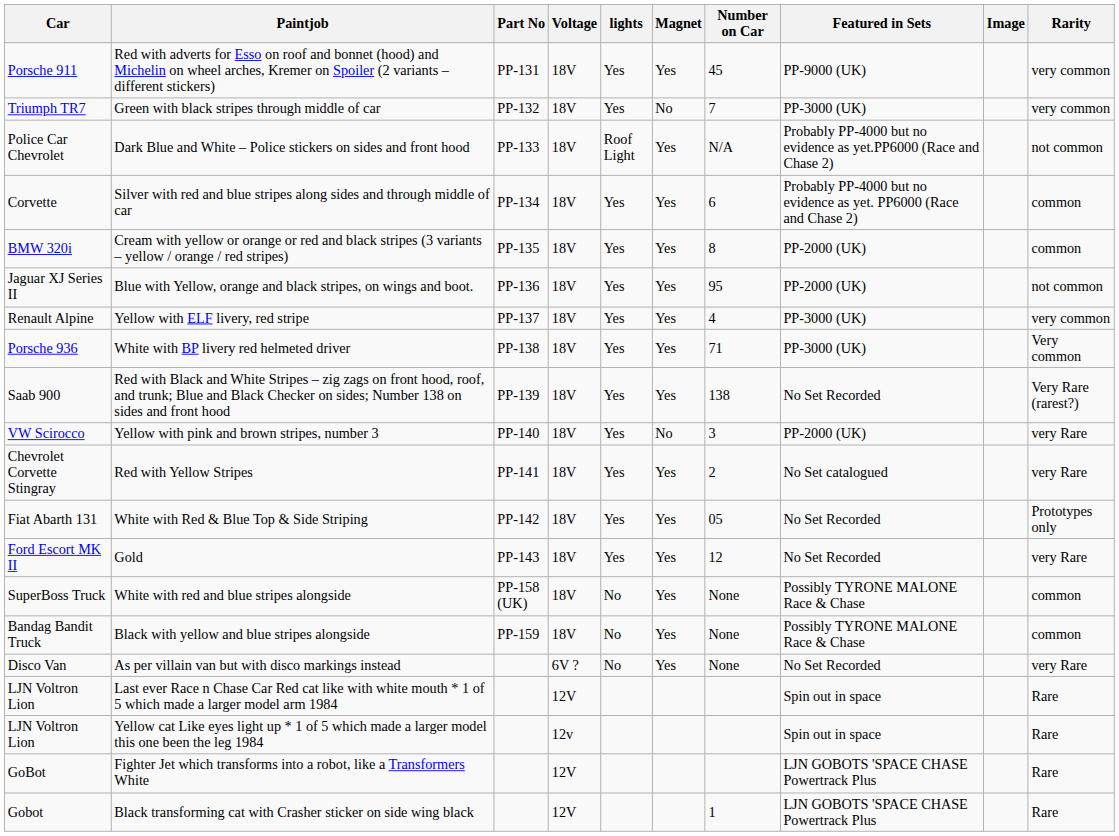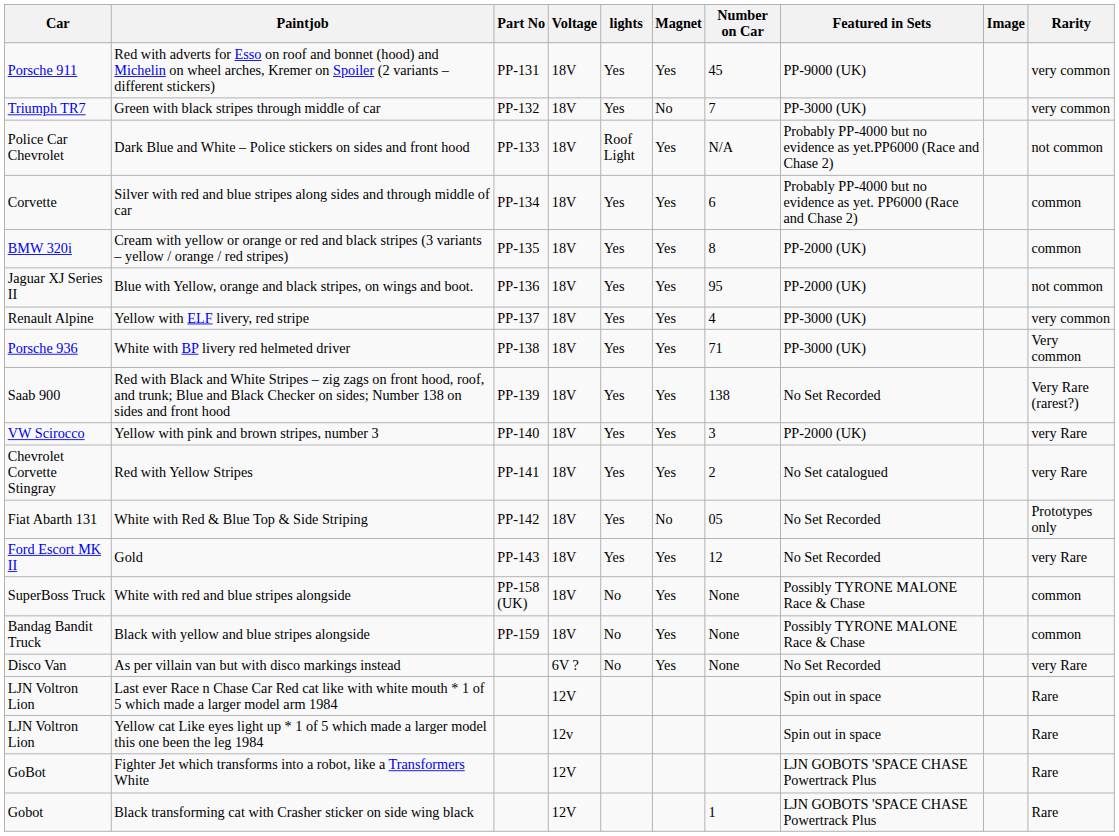(664, 433) No -> (666, 433) Yes
(666, 519) Yes -> (664, 519) No
